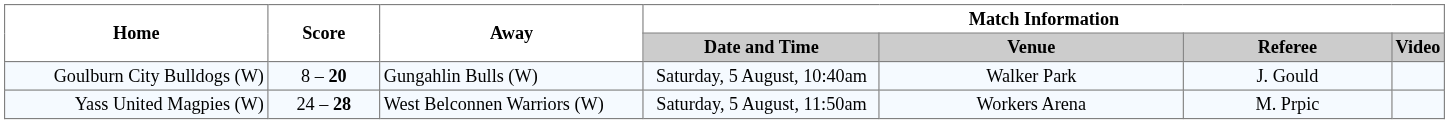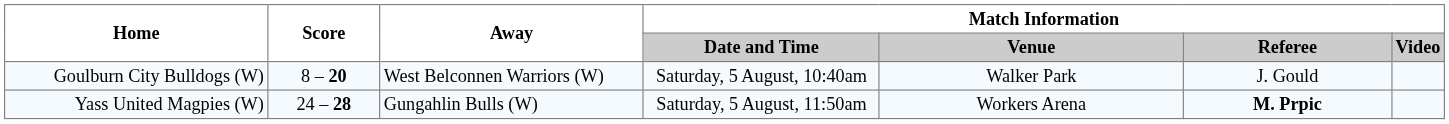(461, 75) Gungahlin Bulls (W) -> (494, 75) West Belconnen Warriors (W)
(494, 104) West Belconnen Warriors (W) -> (461, 104) Gungahlin Bulls (W)
(1287, 104) normal -> (1287, 104) bold
